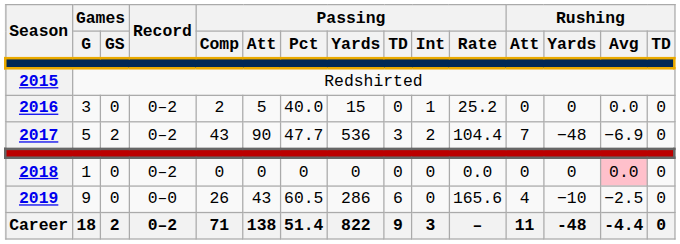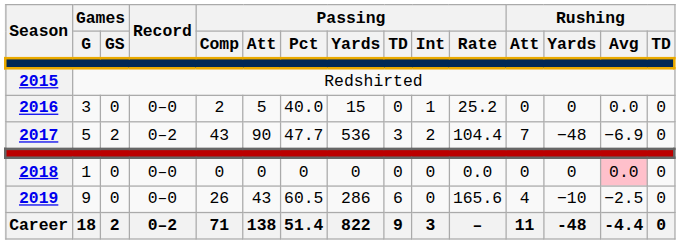(162, 108) 0–2 -> (162, 108) 0–0
(162, 172) 0–2 -> (162, 172) 0–0
